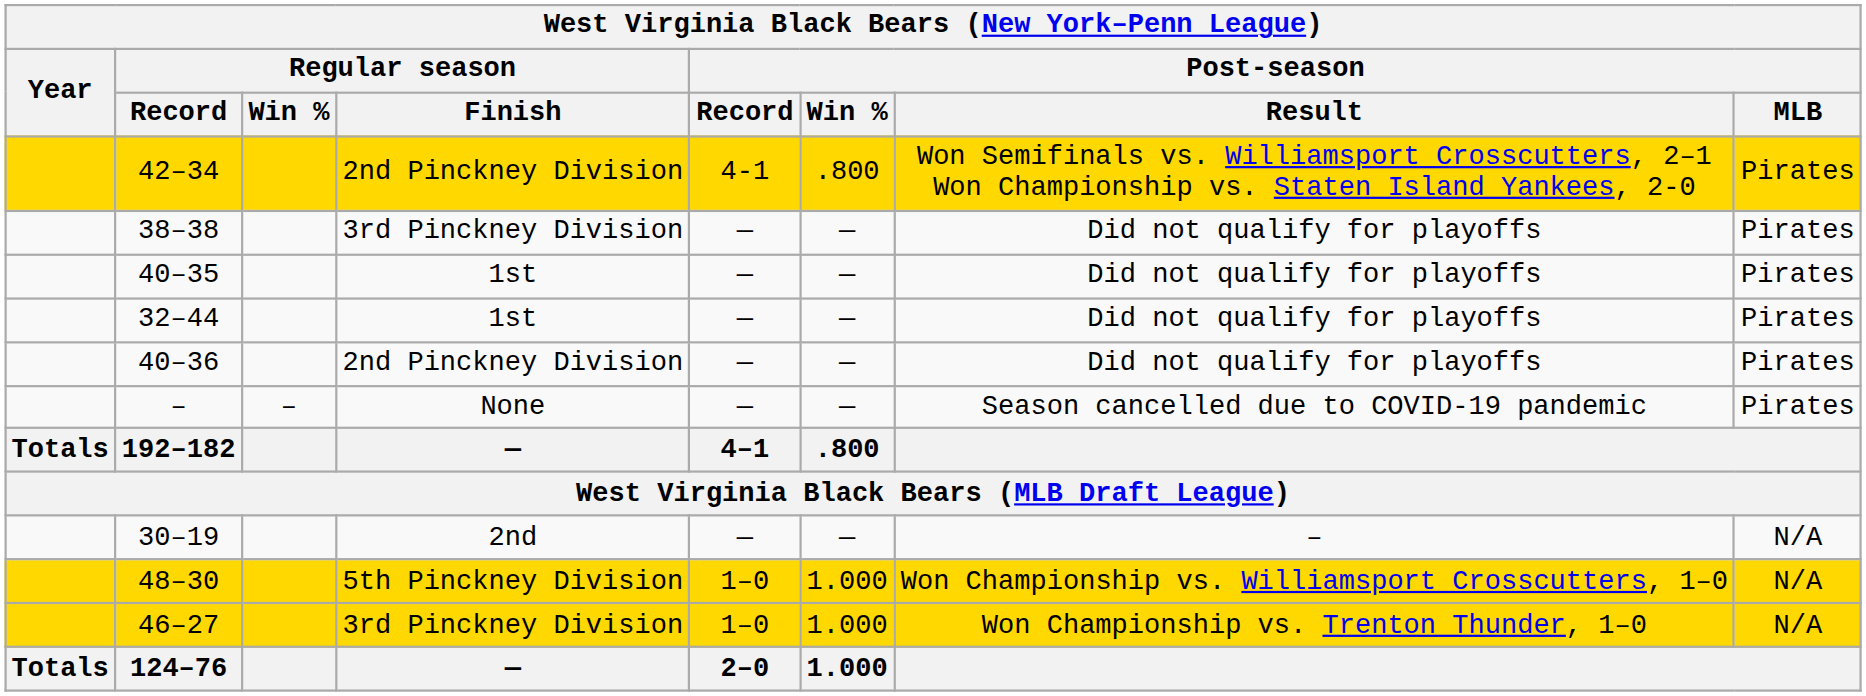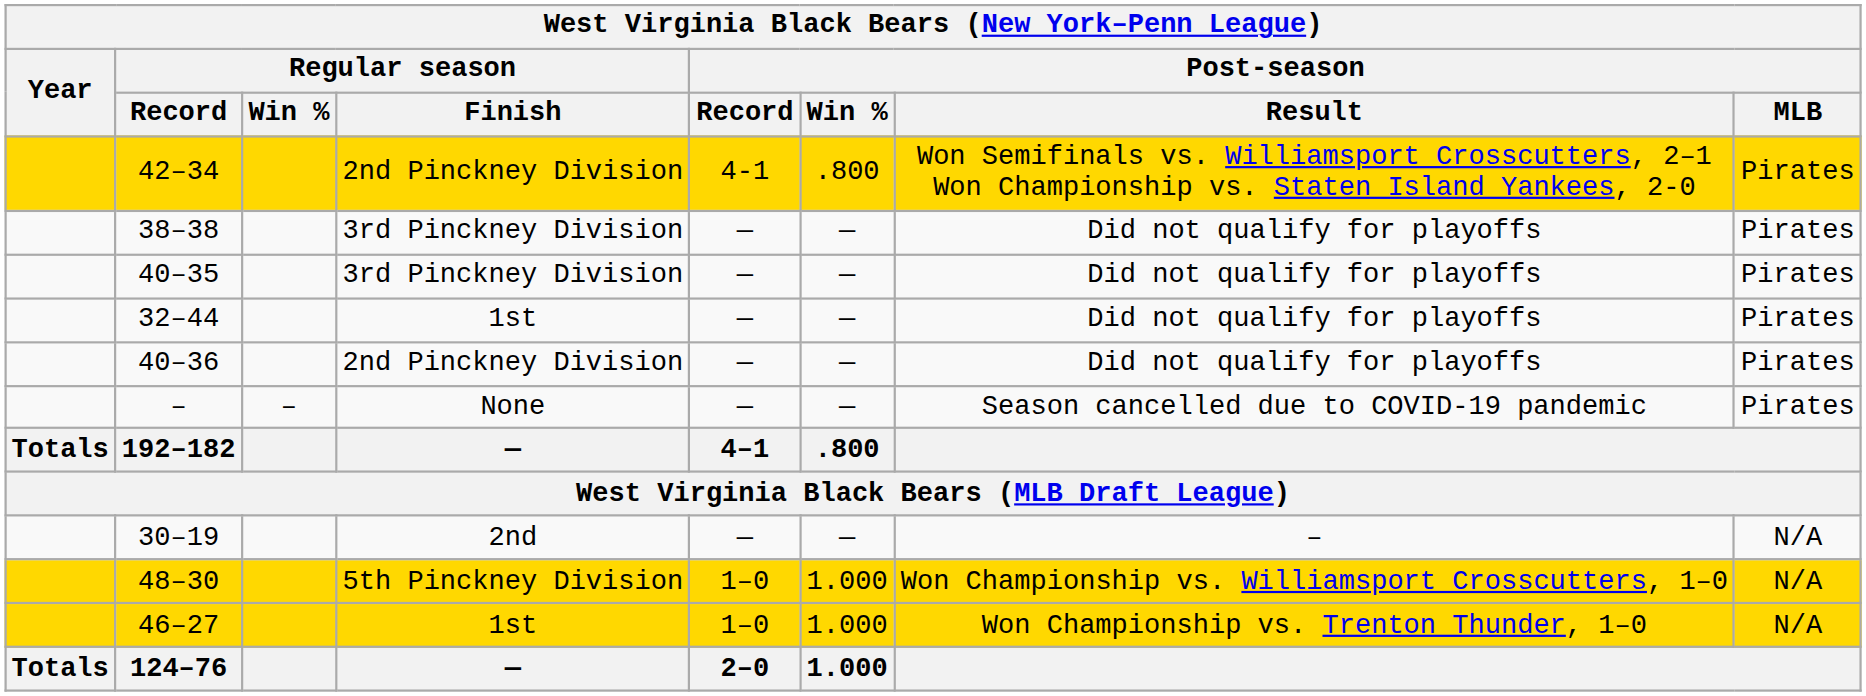(513, 276) 1st -> (513, 276) 3rd Pinckney Division
(513, 626) 3rd Pinckney Division -> (513, 626) 1st
